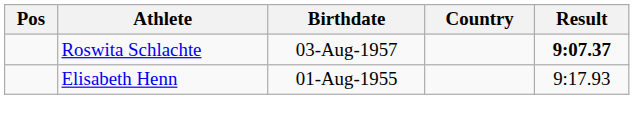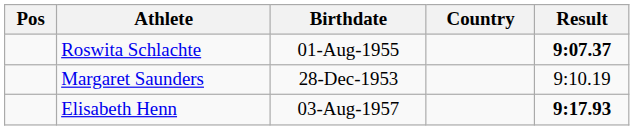(347, 49) 03-Aug-1957 -> (348, 49) 01-Aug-1955
+ row: (133, 79)
(347, 79) 01-Aug-1955 -> (348, 109) 03-Aug-1957
(582, 79) normal -> (582, 109) bold
